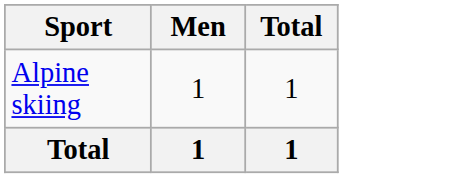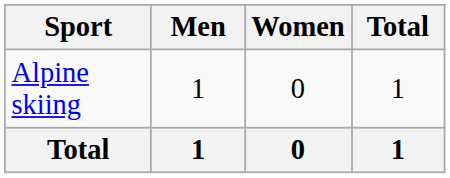+ column: (298, 27)
